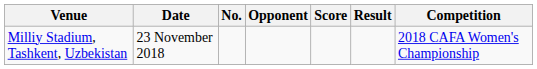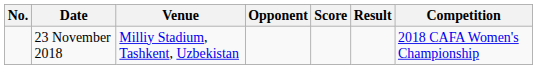columns swapped: (232, 15) <-> (69, 15)
